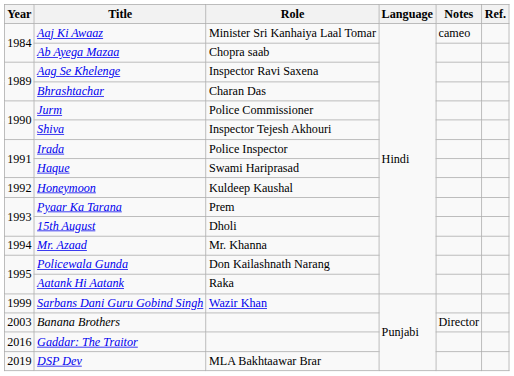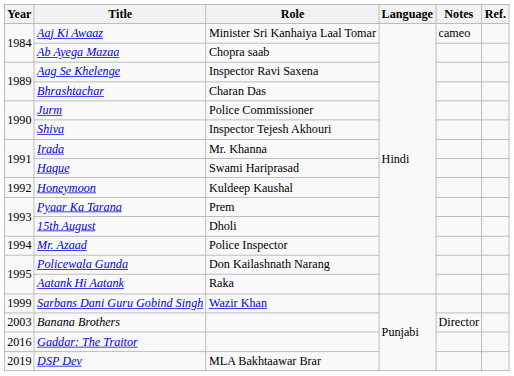(248, 149) Police Inspector -> (238, 149) Mr. Khanna
(238, 245) Mr. Khanna -> (248, 245) Police Inspector
